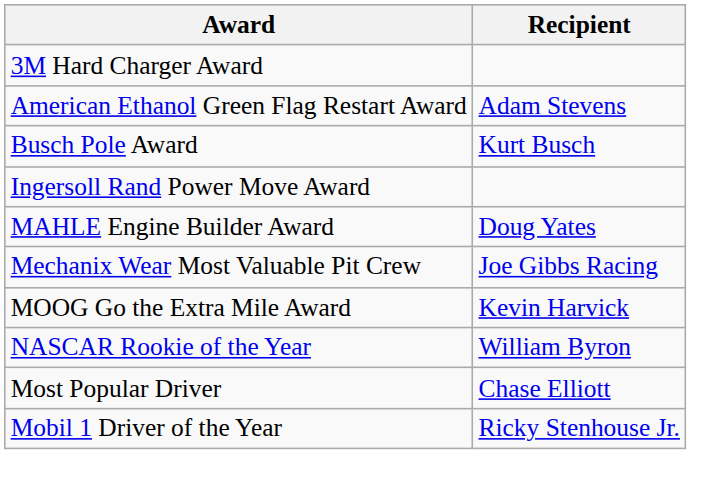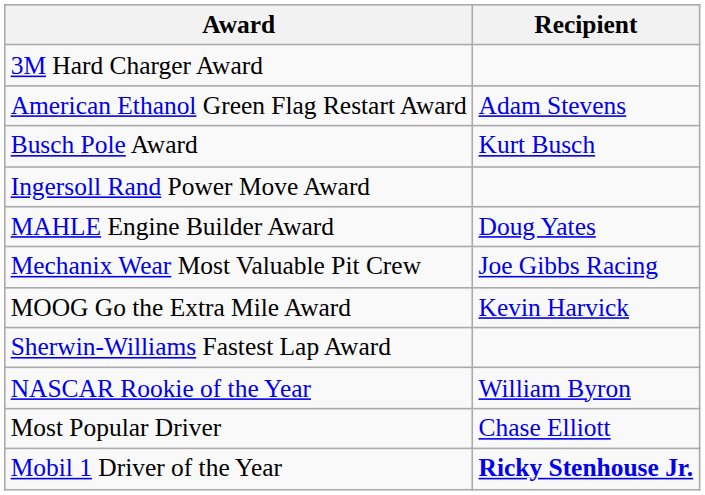+ row: (201, 347)
(579, 428) normal -> (586, 468) bold
